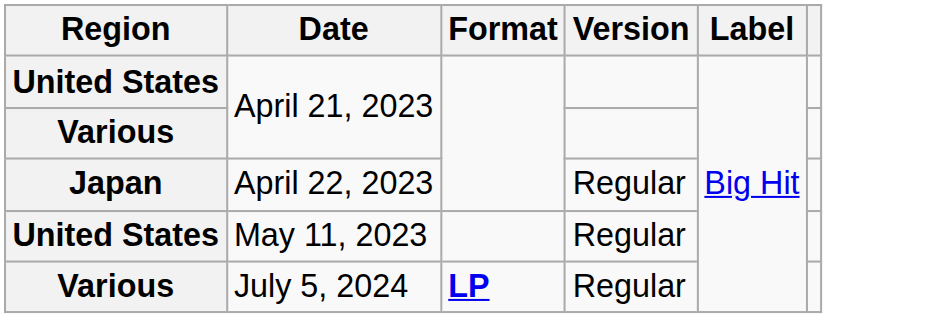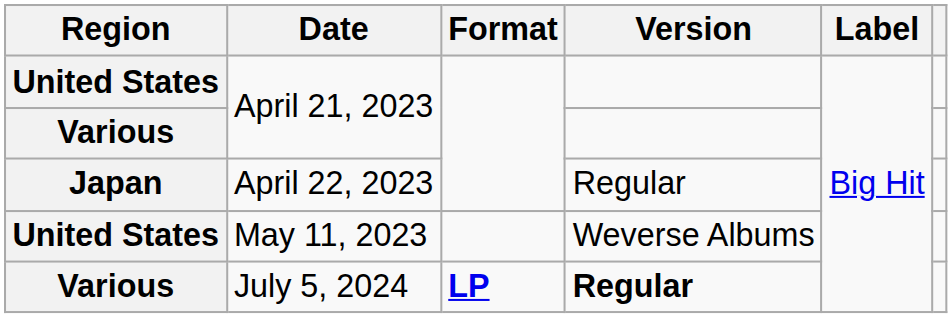(629, 235) Regular -> (694, 235) Weverse Albums
(629, 286) normal -> (633, 286) bold
